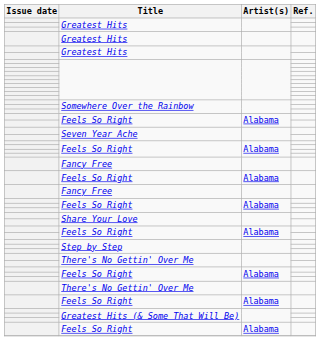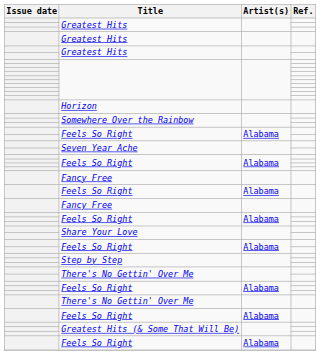+ row: (79, 107)
